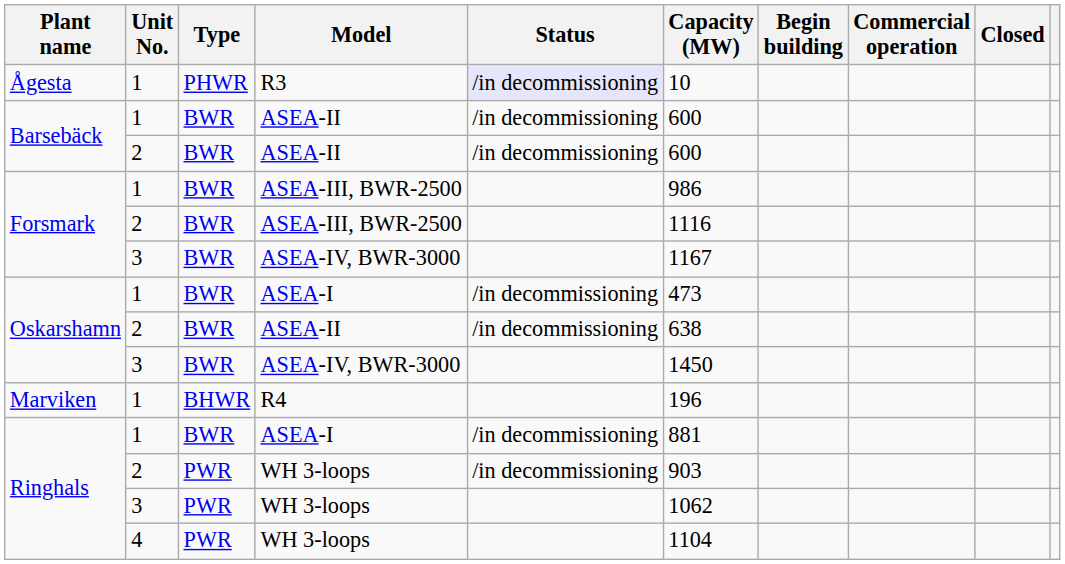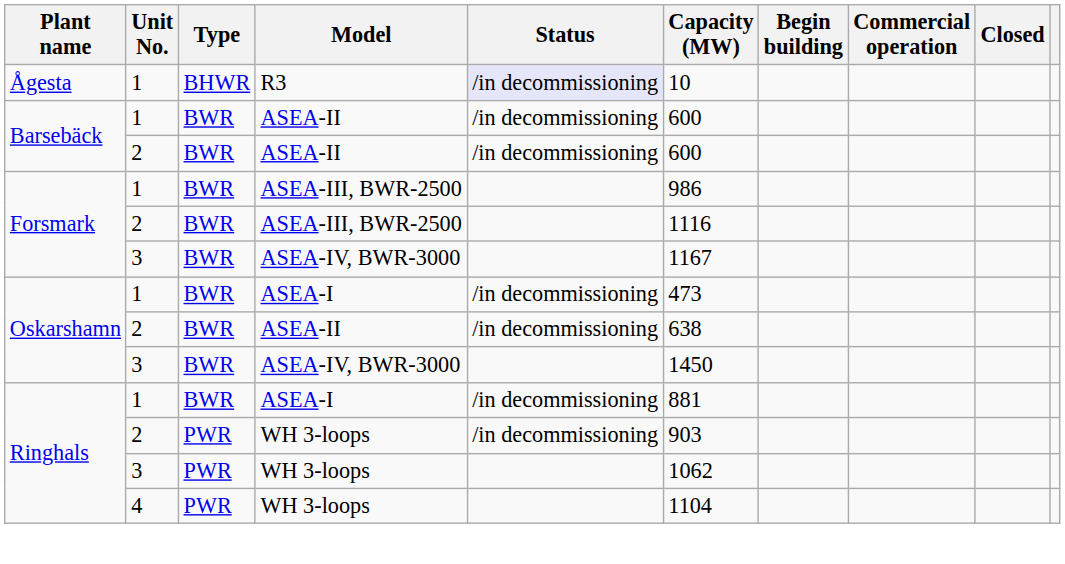(216, 82) PHWR -> (217, 82) BHWR
- row: (137, 399)
